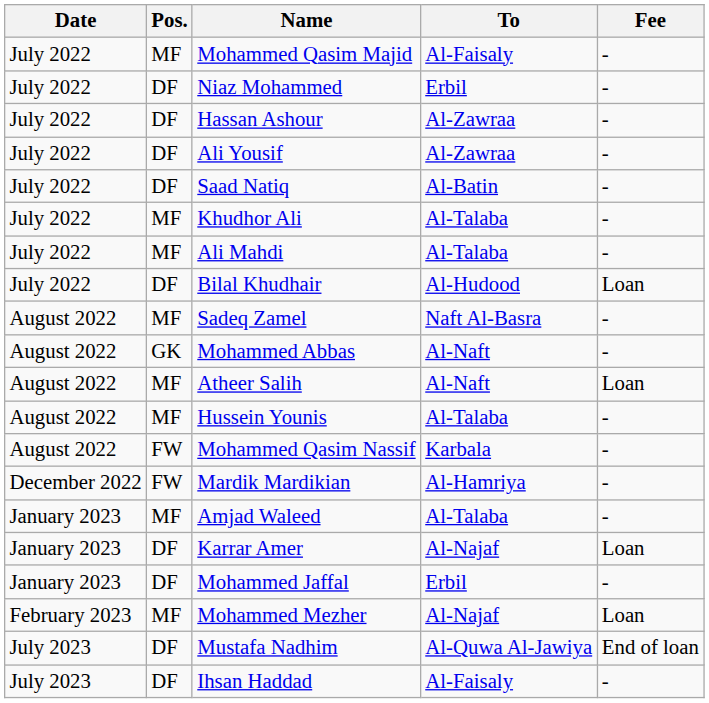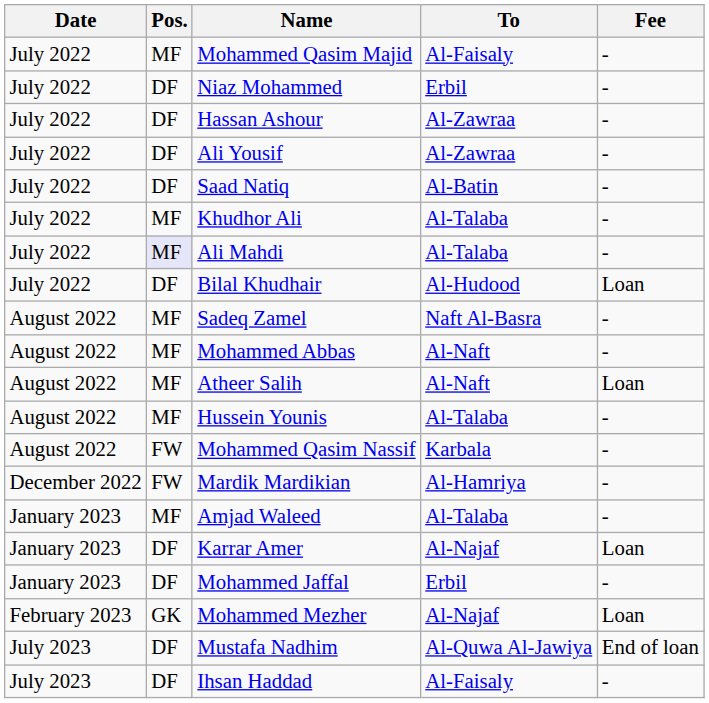(166, 251) no background -> (166, 251) lavender background
(166, 350) GK -> (166, 350) MF
(166, 614) MF -> (166, 614) GK
